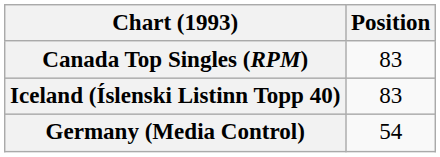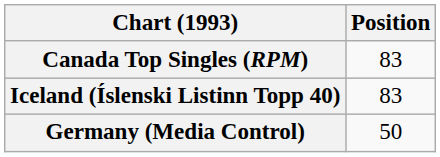(391, 132) 54 -> (391, 132) 50
